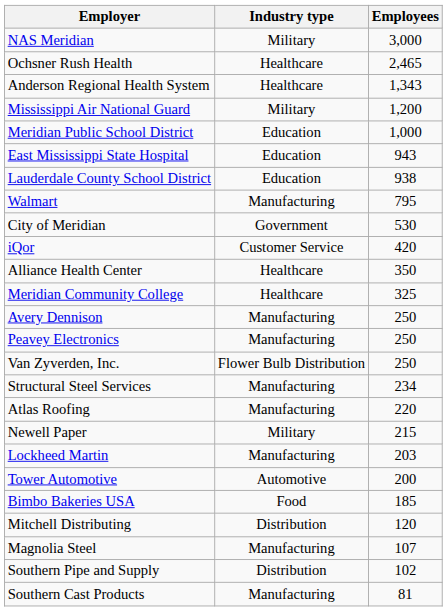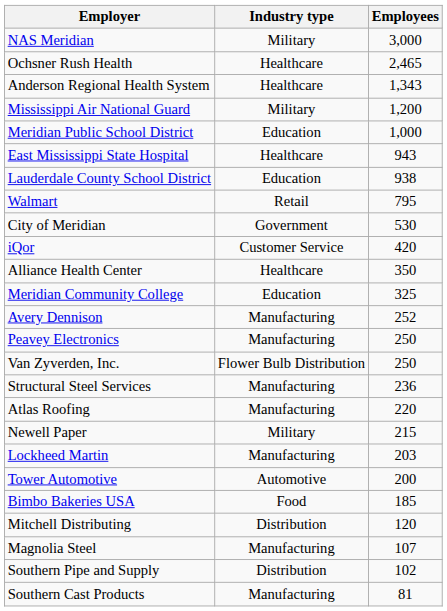(291, 155) Education -> (291, 155) Healthcare
(291, 201) Manufacturing -> (291, 201) Retail
(291, 294) Healthcare -> (291, 294) Education
(405, 317) 250 -> (405, 317) 252
(405, 386) 234 -> (405, 386) 236
